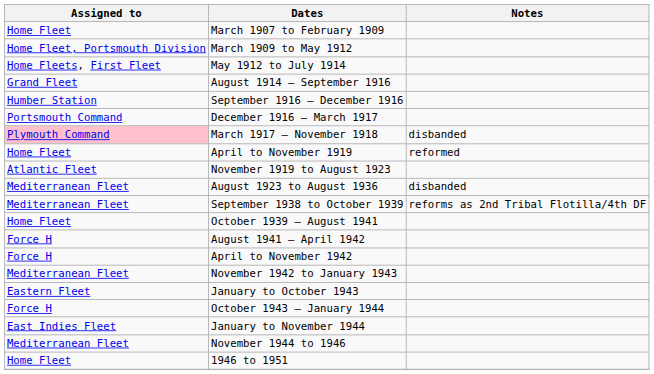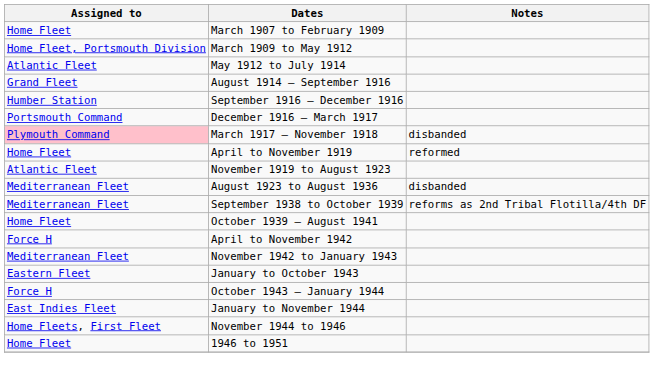(84, 65) Home Fleets, First Fleet -> (52, 65) Atlantic Fleet
- row: (288, 239)
(68, 343) Mediterranean Fleet -> (84, 326) Home Fleets, First Fleet
